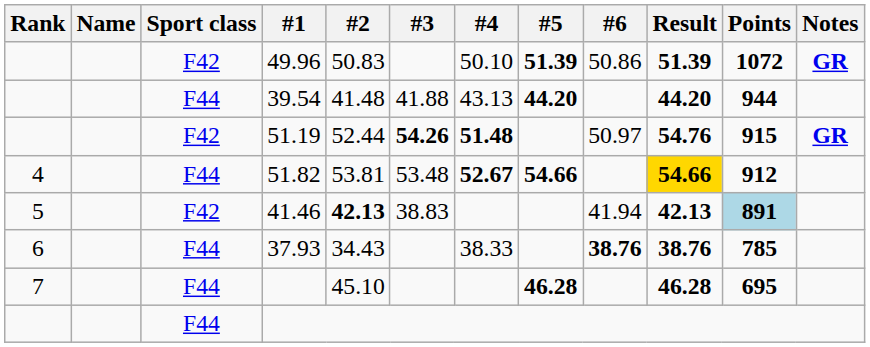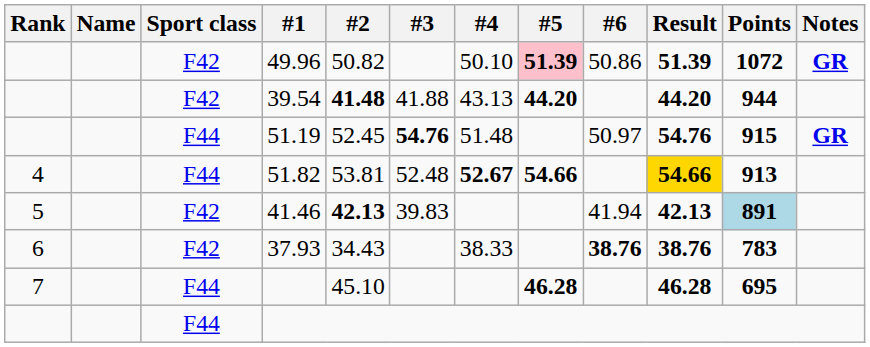(358, 60) 50.83 -> (358, 60) 50.82
(551, 60) no background -> (551, 60) pink background
(201, 98) F44 -> (201, 98) F42
(358, 98) normal -> (358, 98) bold
(201, 135) F42 -> (201, 135) F44
(358, 135) 52.44 -> (358, 135) 52.45
(422, 135) 54.26 -> (422, 135) 54.76
(487, 135) bold -> (487, 135) normal
(422, 173) 53.48 -> (422, 173) 52.48
(759, 173) 912 -> (759, 173) 913
(422, 211) 38.83 -> (422, 211) 39.83
(201, 248) F44 -> (201, 248) F42
(759, 248) 785 -> (759, 248) 783
